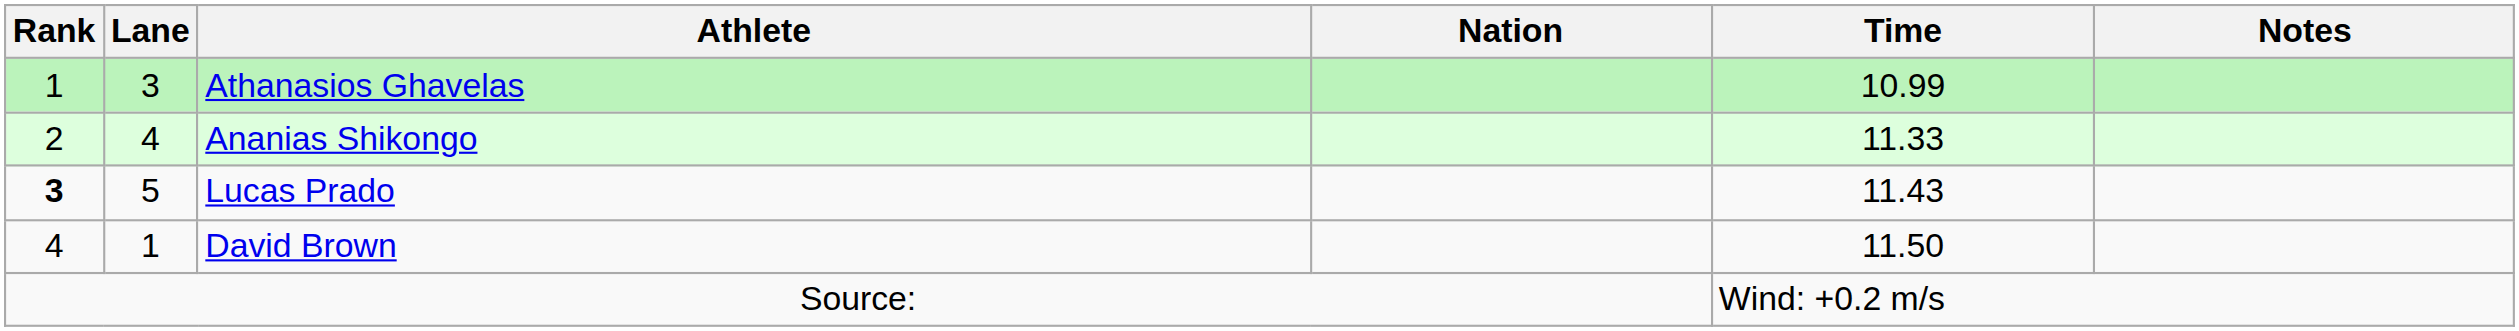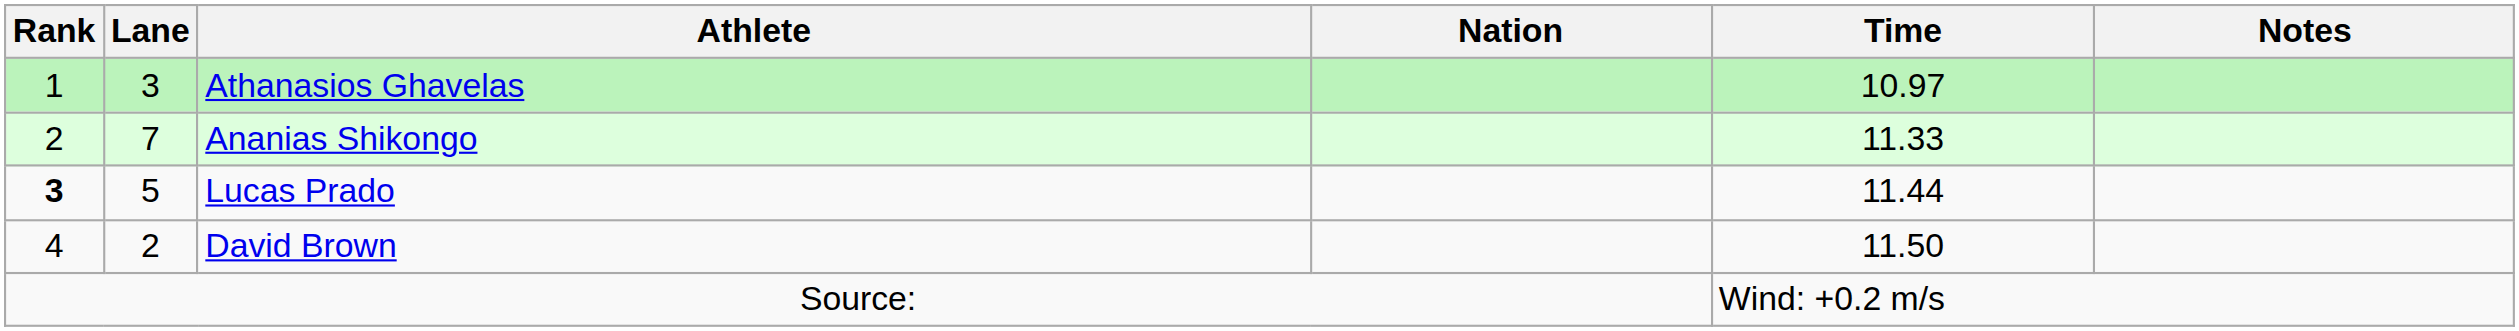(1903, 84) 10.99 -> (1903, 84) 10.97
(150, 138) 4 -> (150, 138) 7
(1903, 191) 11.43 -> (1903, 191) 11.44
(150, 245) 1 -> (150, 245) 2
